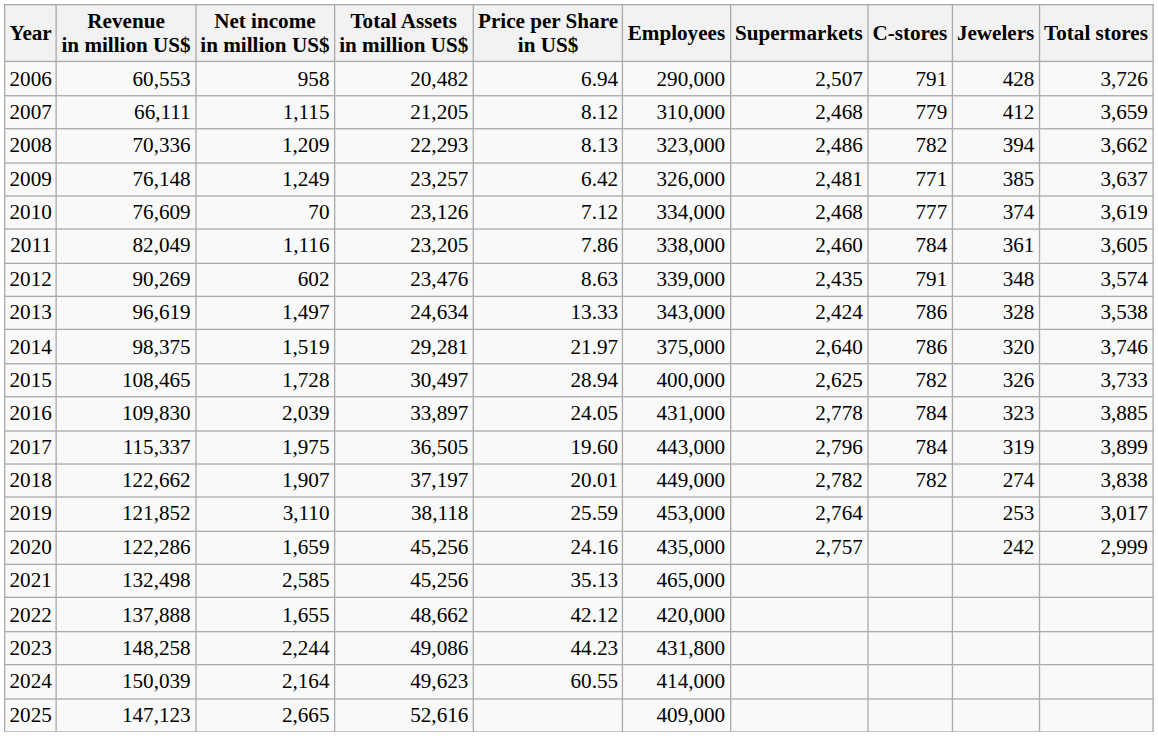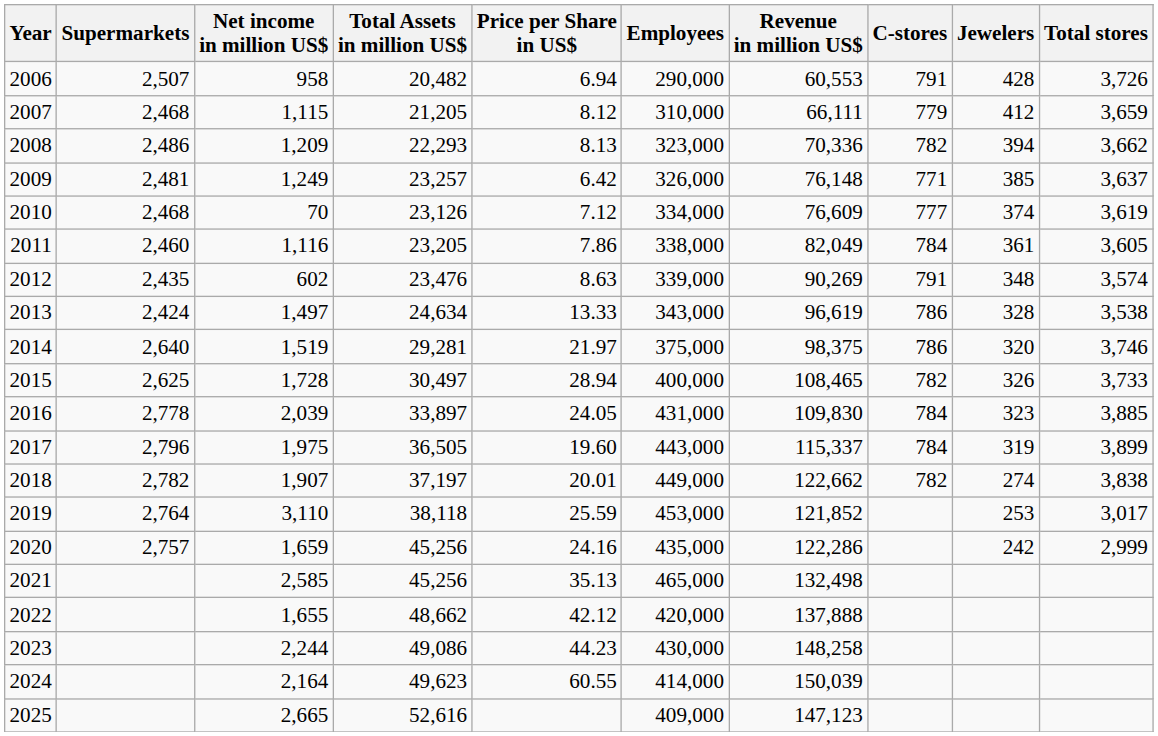columns swapped: (126, 33) <-> (799, 33)
(691, 647) 431,800 -> (690, 647) 430,000
